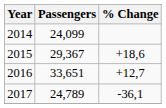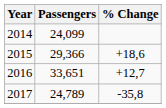(67, 53) 29,367 -> (67, 53) 29,366
(130, 93) -36,1 -> (130, 93) -35,8
